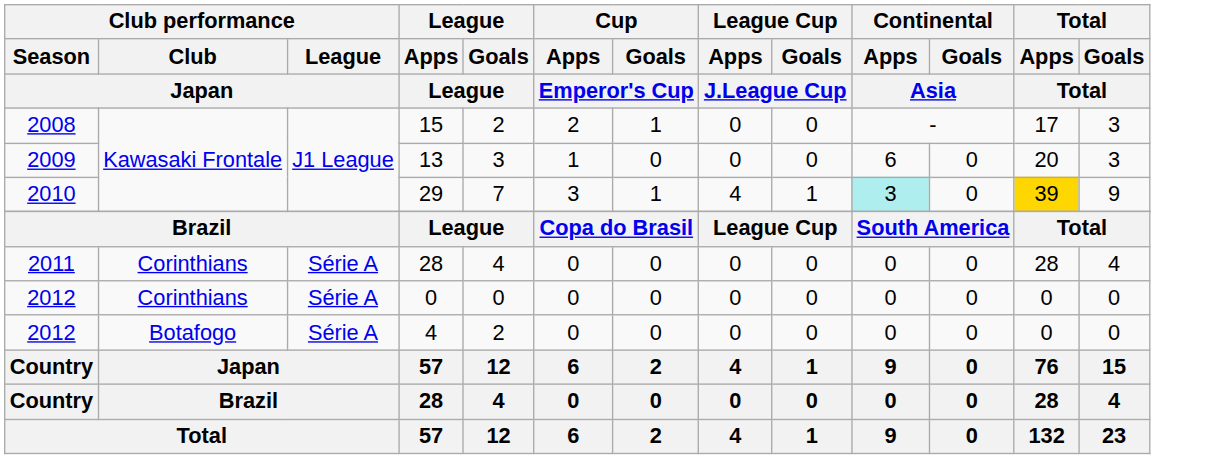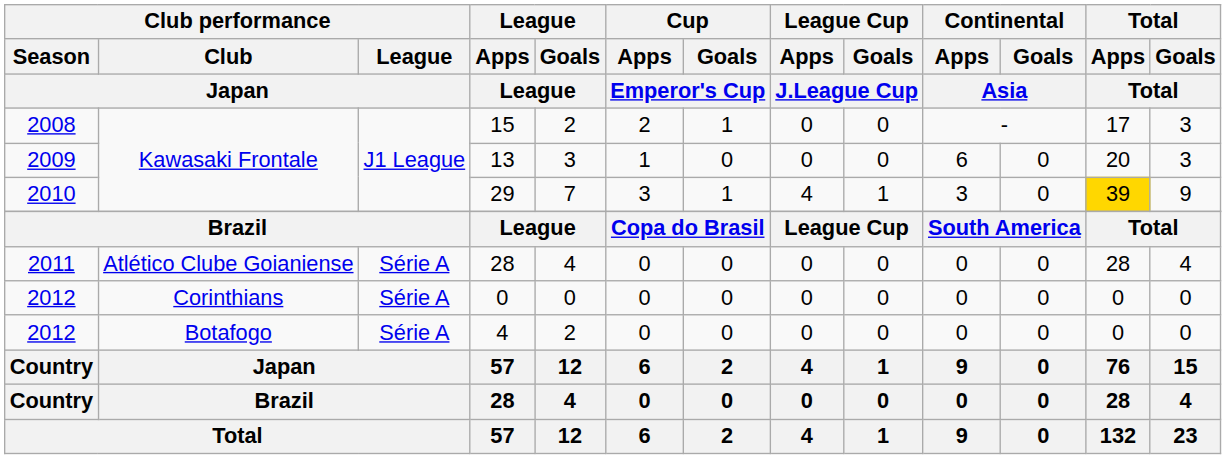(890, 194) paleturquoise background -> (962, 194) no background
(193, 263) Corinthians -> (228, 263) Atlético Clube Goianiense
